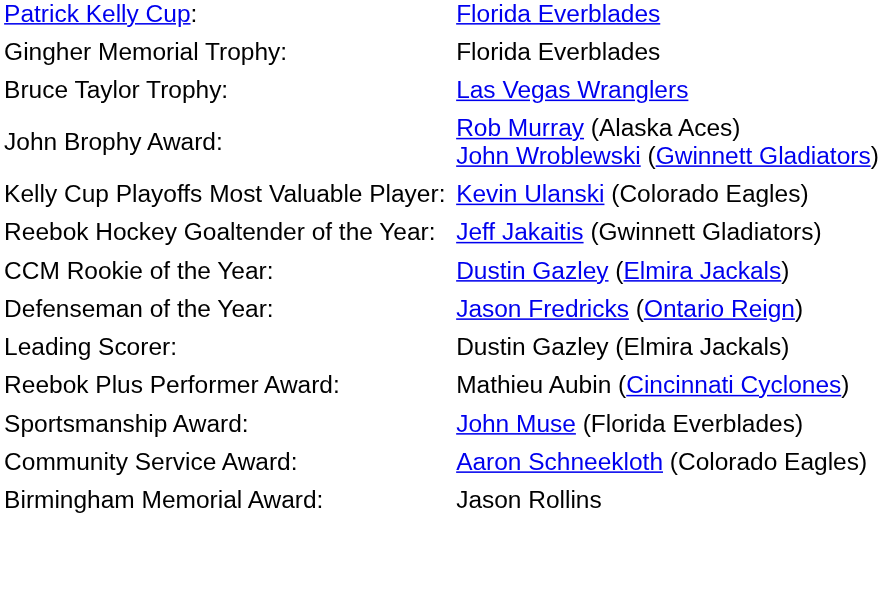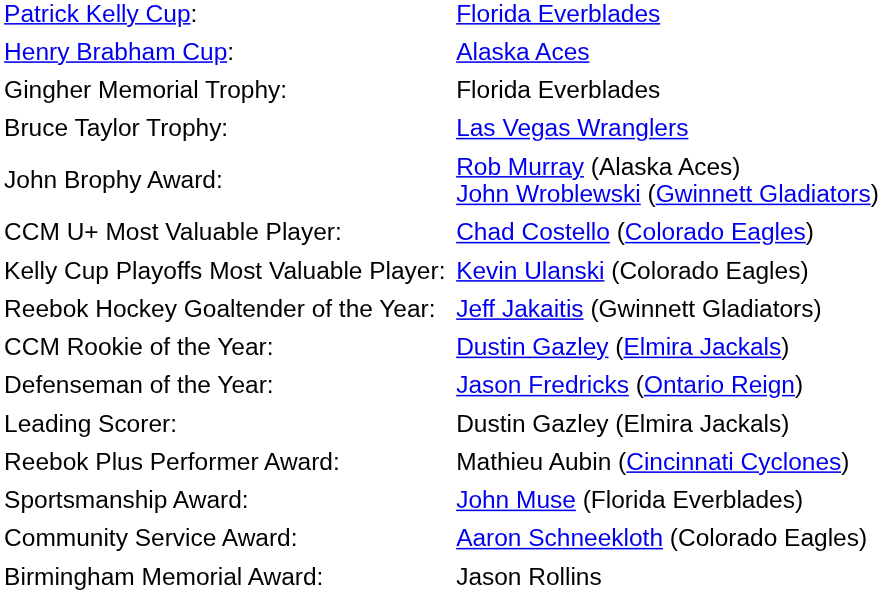+ row: (119, 51)
+ row: (173, 232)
